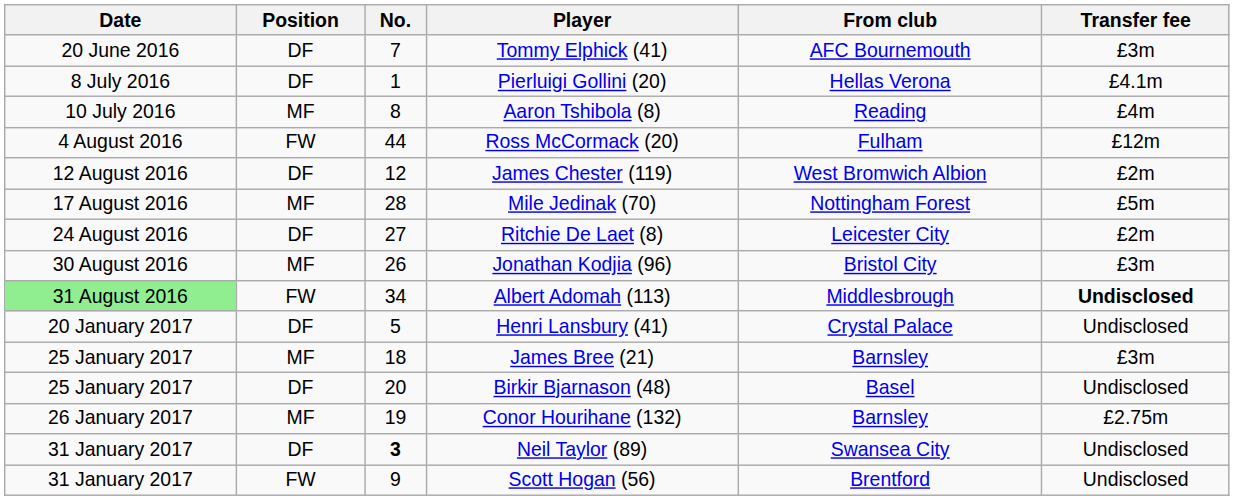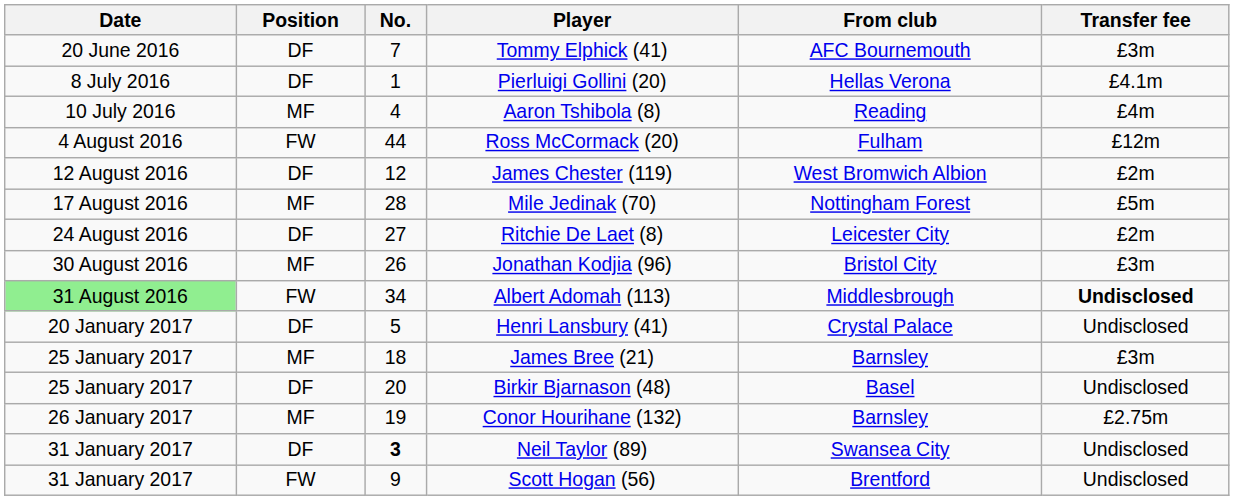(395, 112) 8 -> (395, 112) 4
